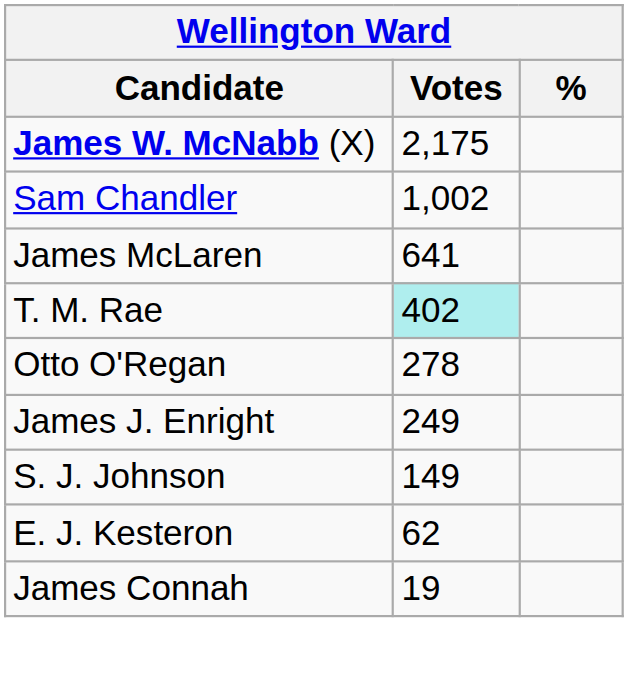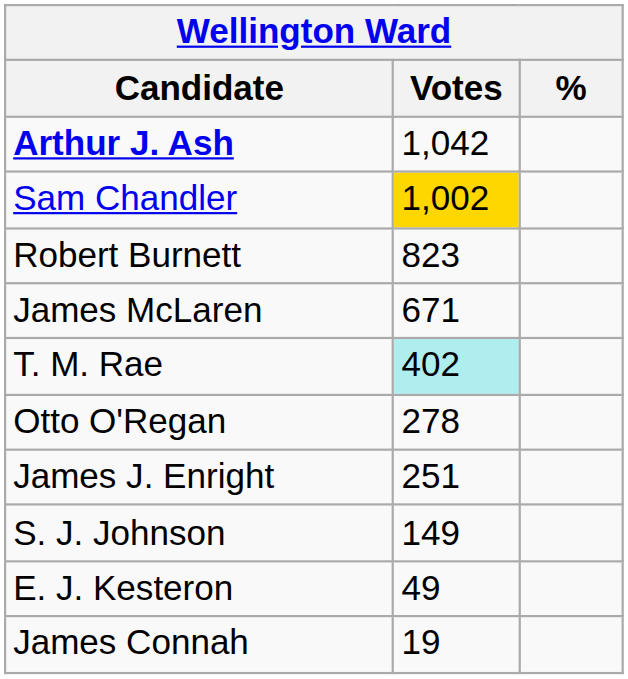- row: (194, 143)
+ row: (123, 143)
(445, 198) no background -> (445, 198) gold background
+ row: (127, 254)
(431, 254) 641 -> (431, 310) 671
(431, 421) 249 -> (431, 476) 251
(421, 532) 62 -> (421, 587) 49
